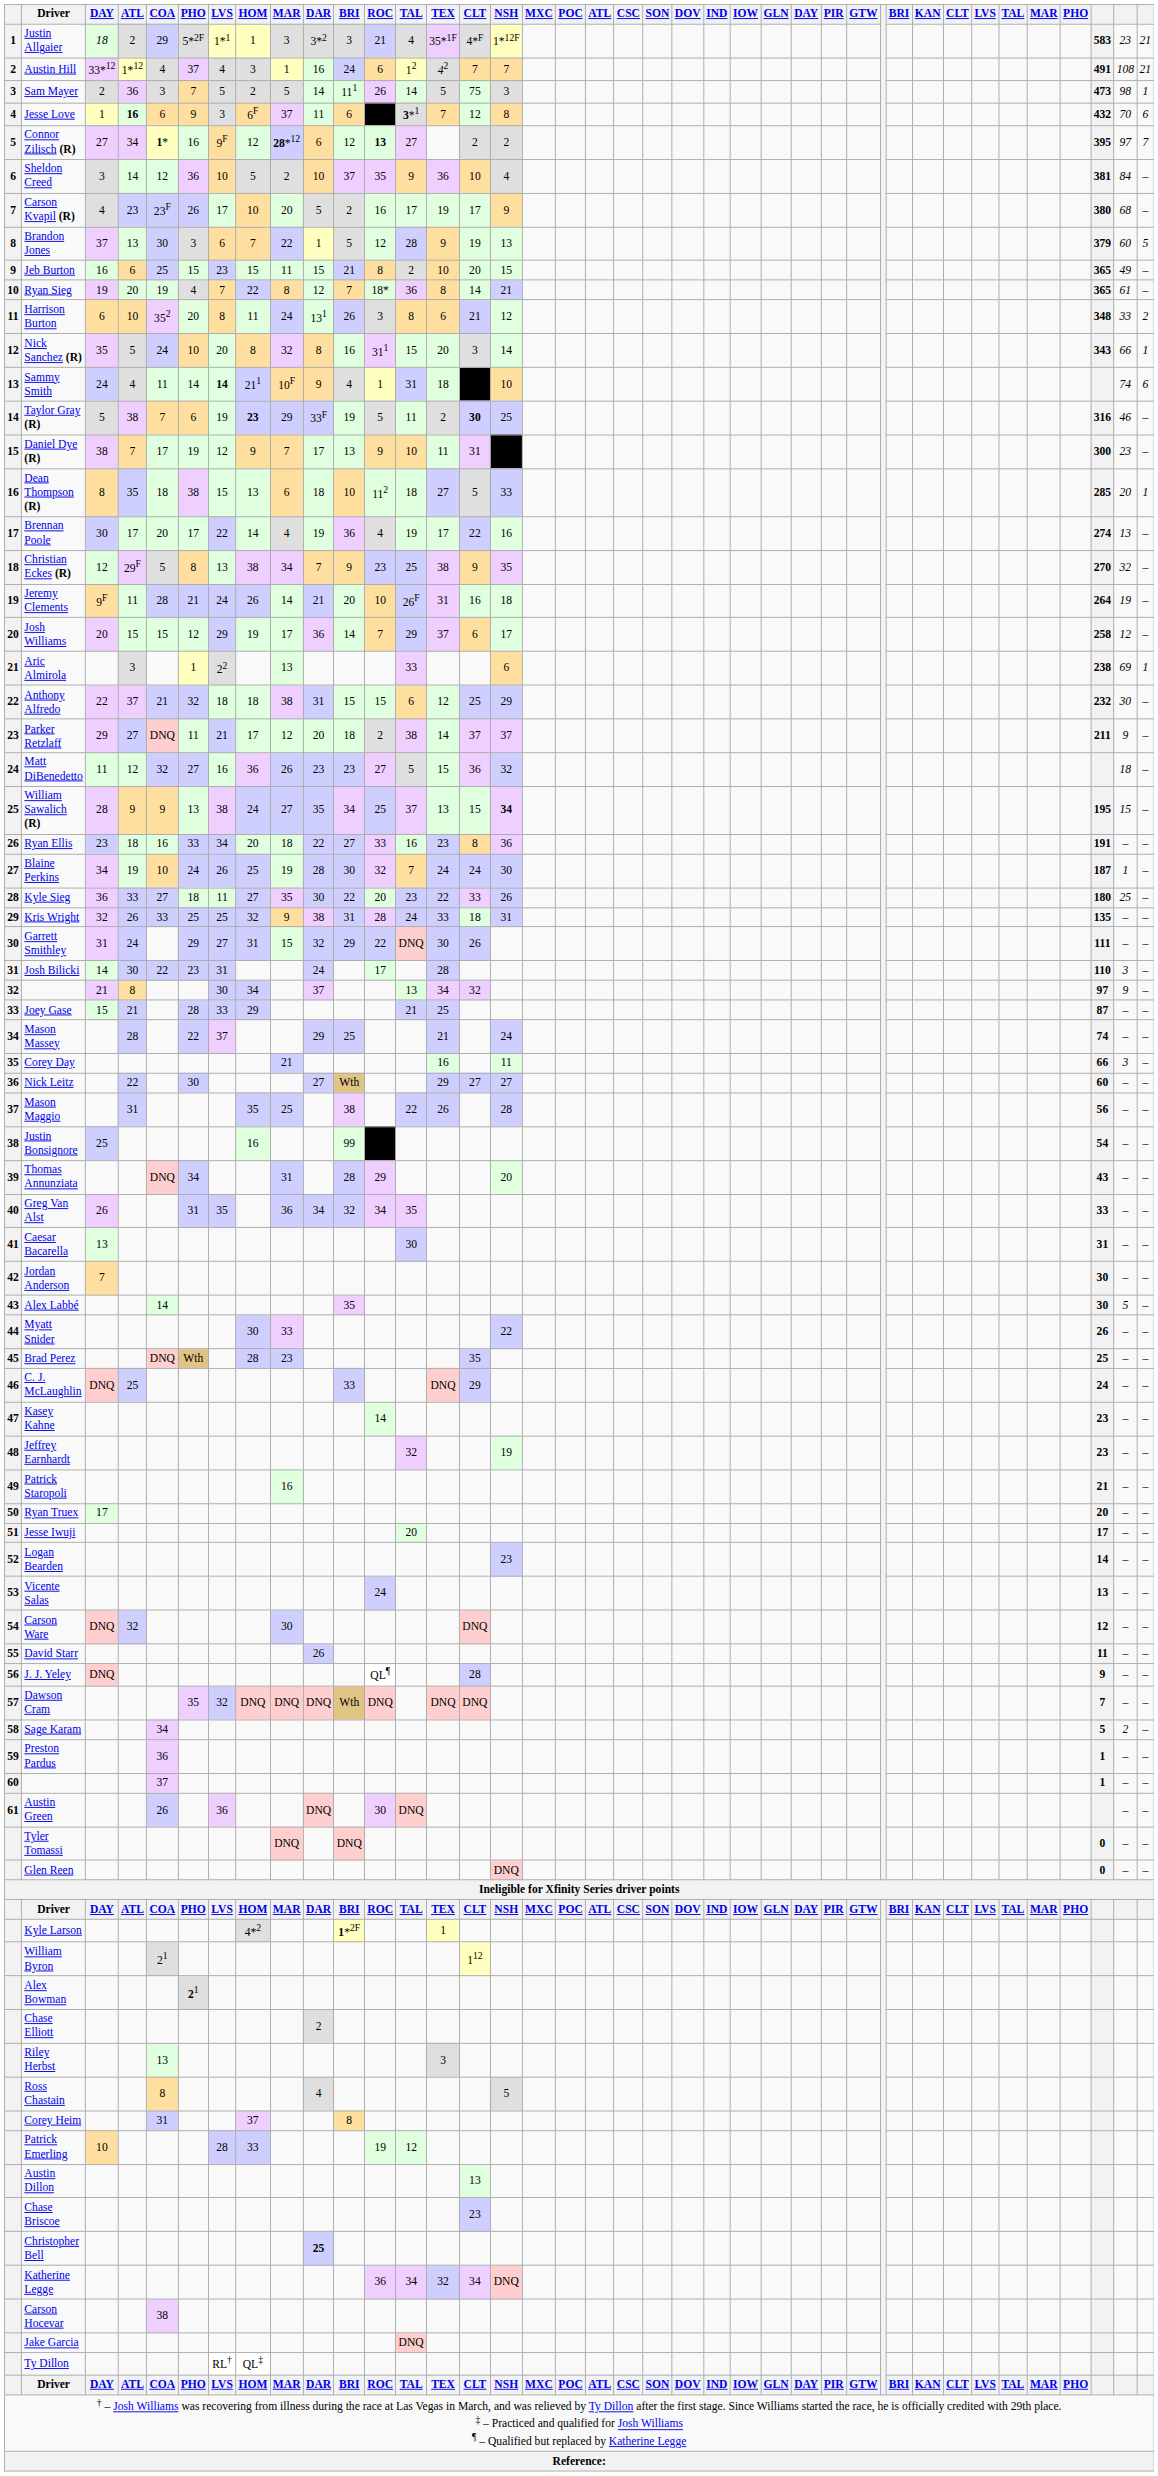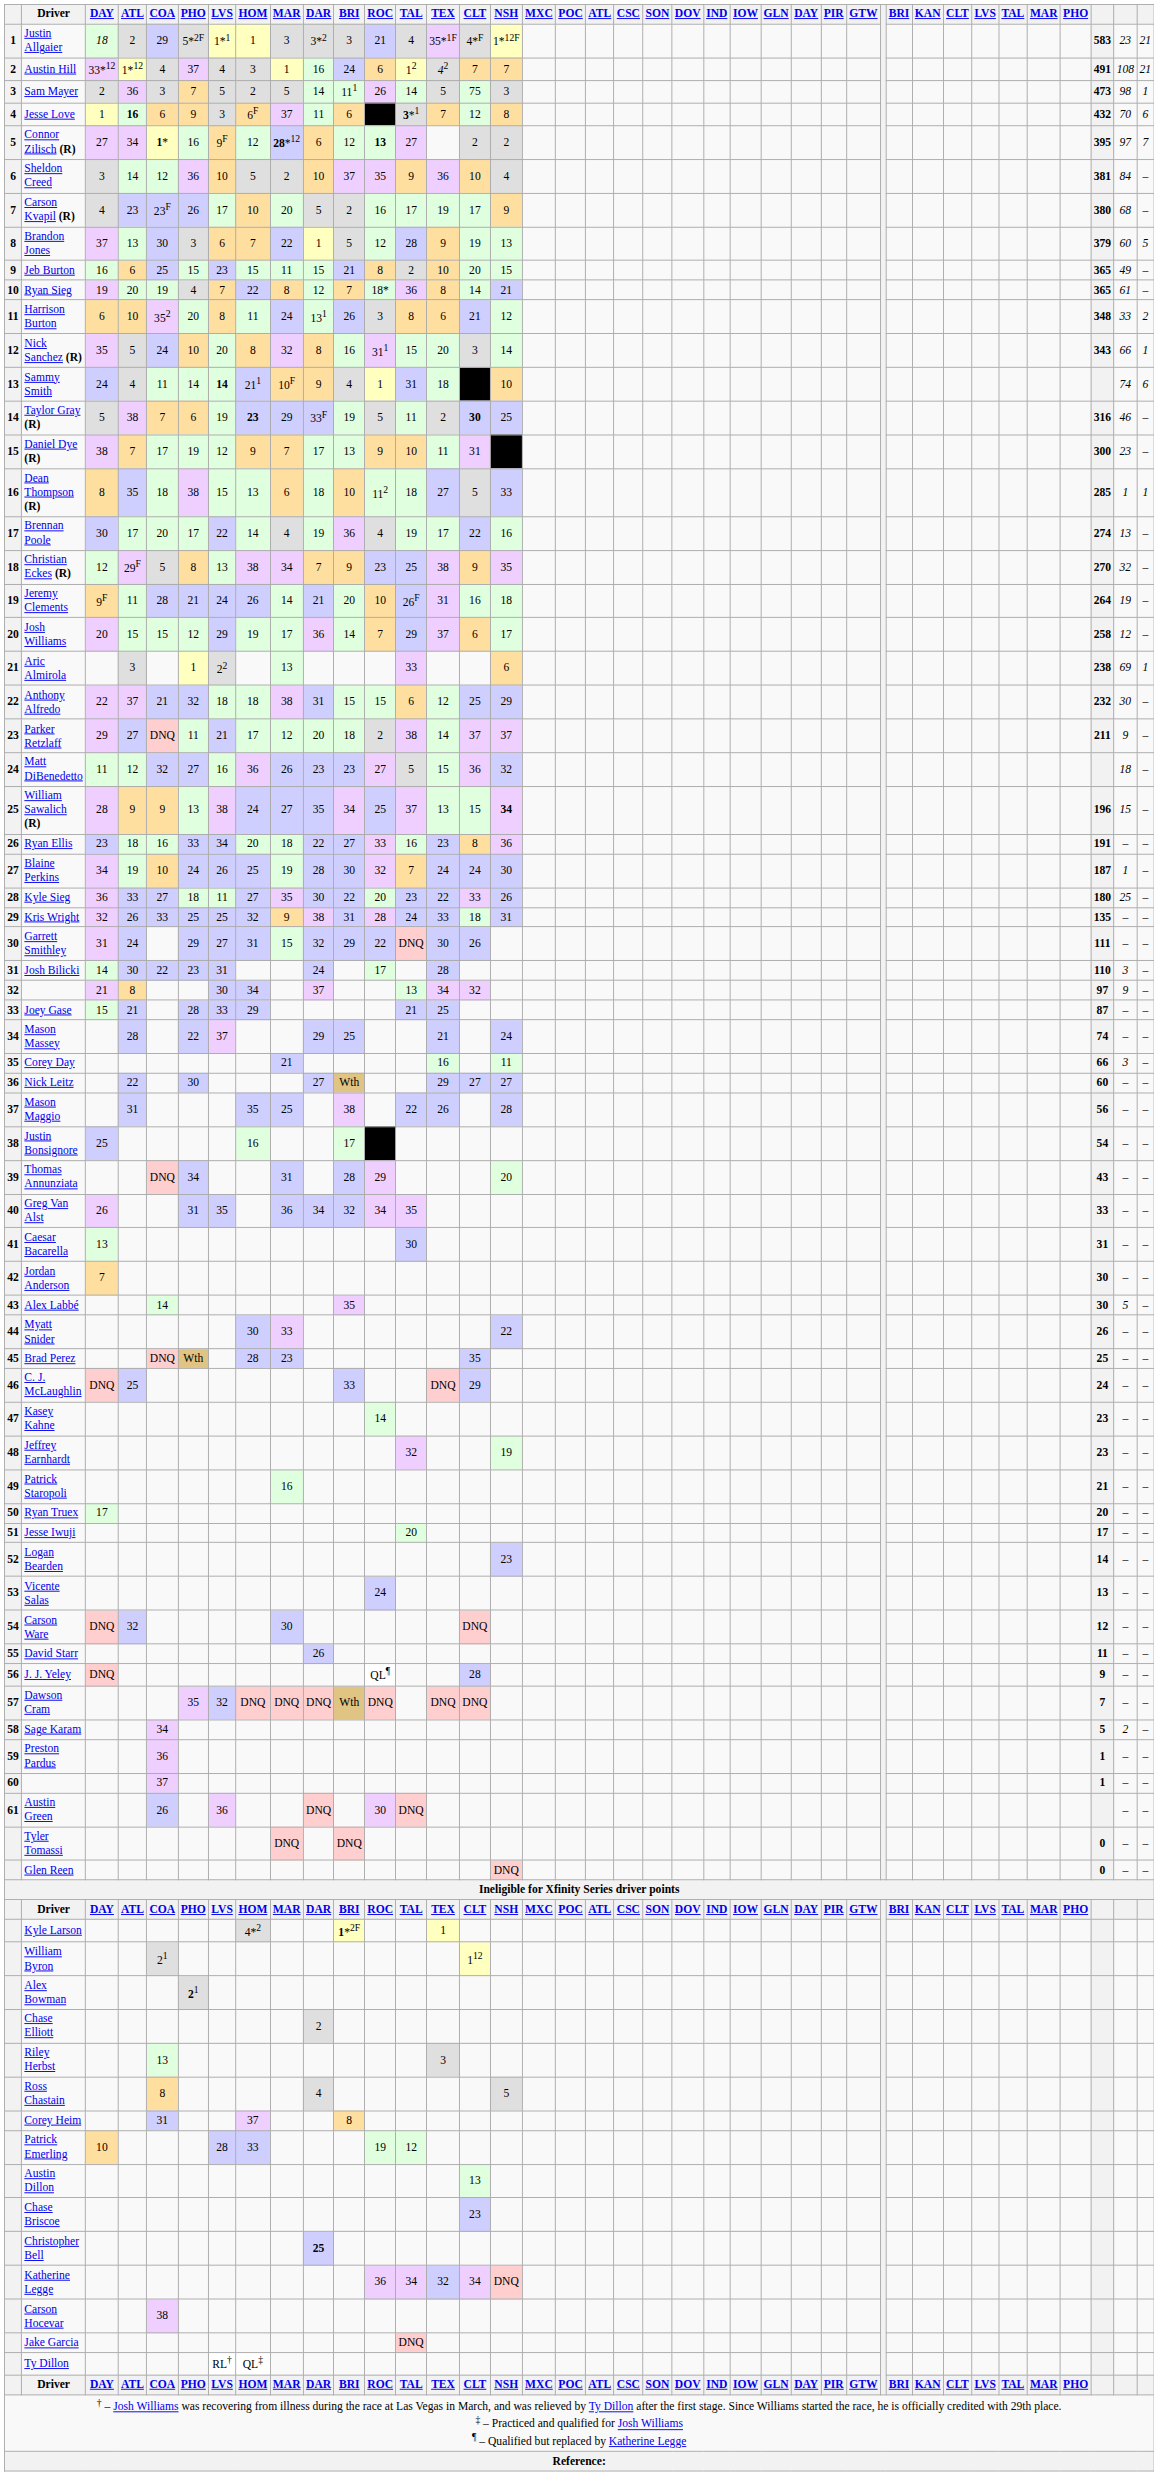(1125, 492) 20 -> (1125, 492) 1
(1102, 810) 195 -> (1102, 810) 196
(349, 1143) 99 -> (349, 1143) 17
